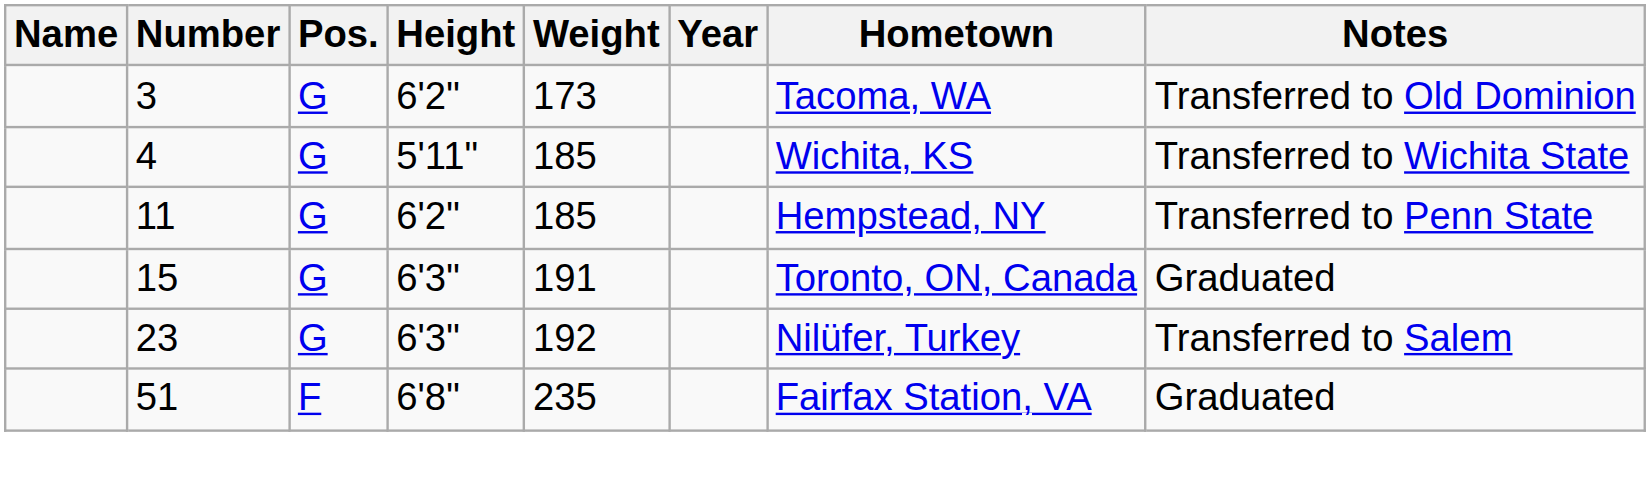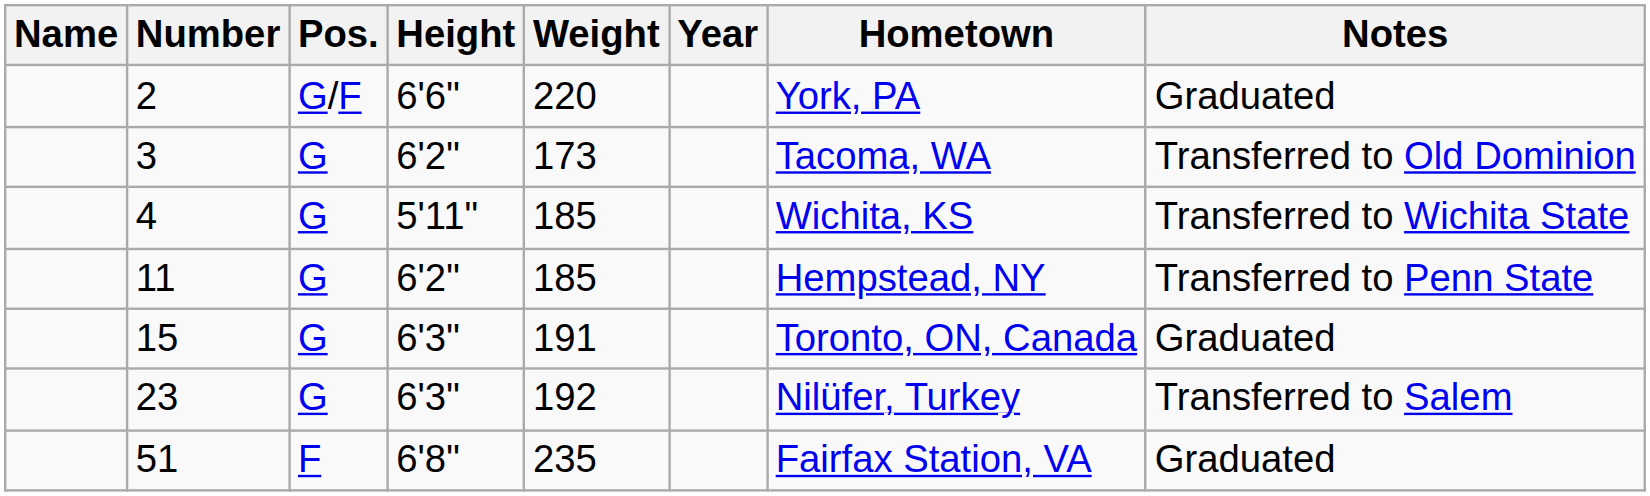+ row: (146, 95)
